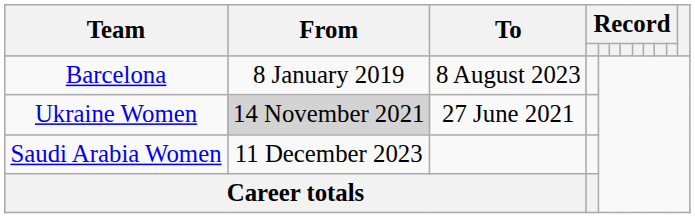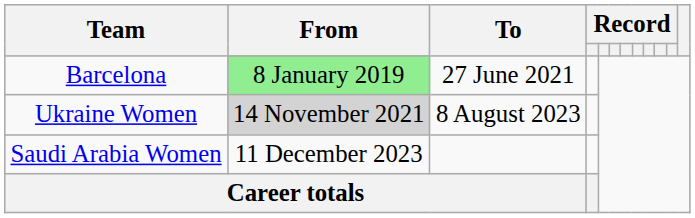(329, 74) no background -> (329, 74) lightgreen background
(508, 74) 8 August 2023 -> (508, 74) 27 June 2021
(508, 114) 27 June 2021 -> (508, 114) 8 August 2023
